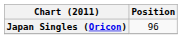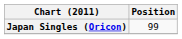(153, 27) 96 -> (153, 27) 99
